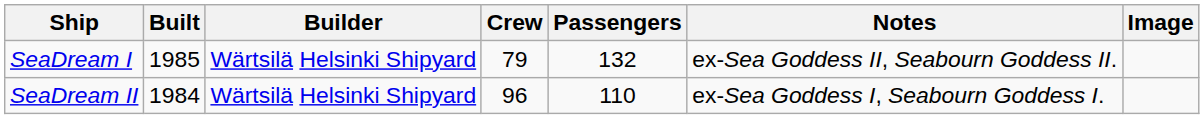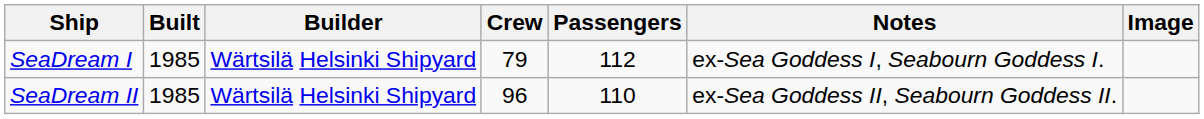(617, 58) 132 -> (617, 58) 112
(905, 58) ex-Sea Goddess II, Seabourn Goddess II. -> (898, 58) ex-Sea Goddess I, Seabourn Goddess I.
(174, 95) 1984 -> (174, 95) 1985
(898, 95) ex-Sea Goddess I, Seabourn Goddess I. -> (905, 95) ex-Sea Goddess II, Seabourn Goddess II.
